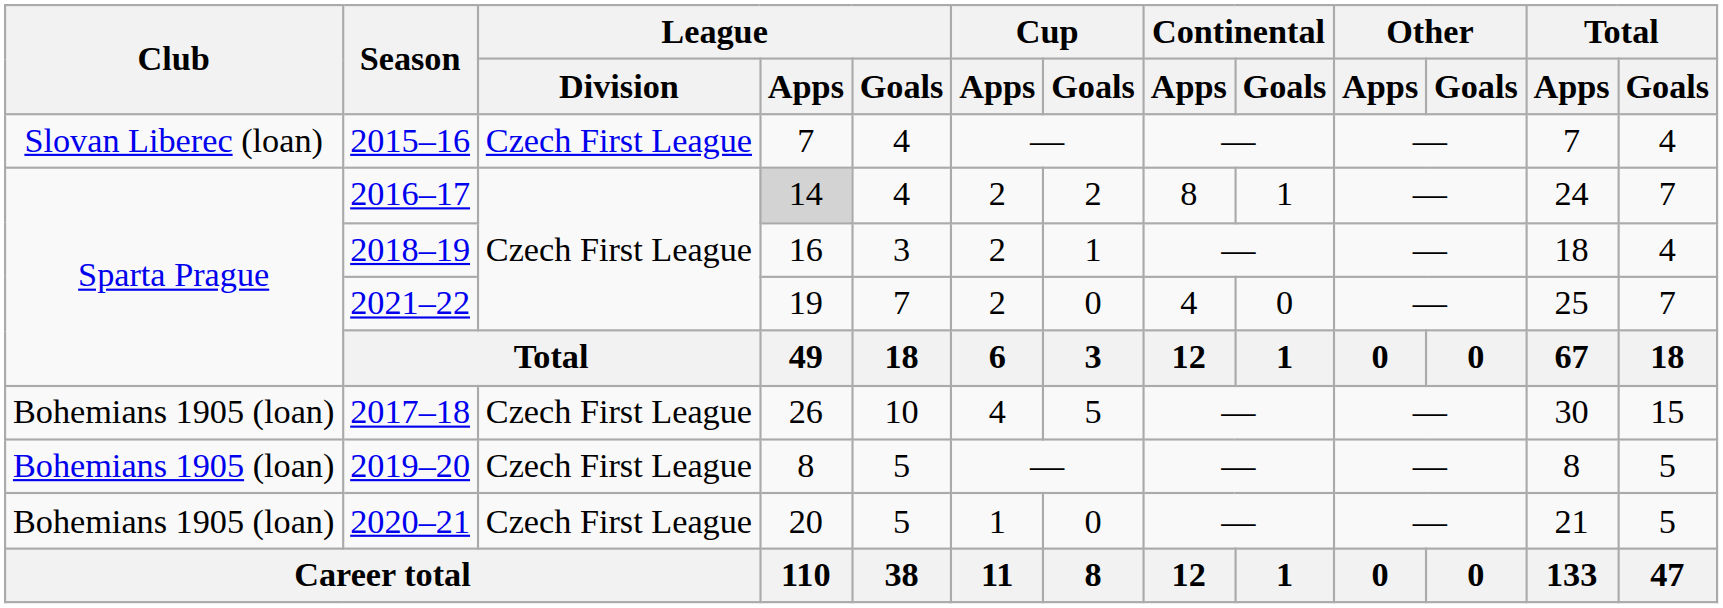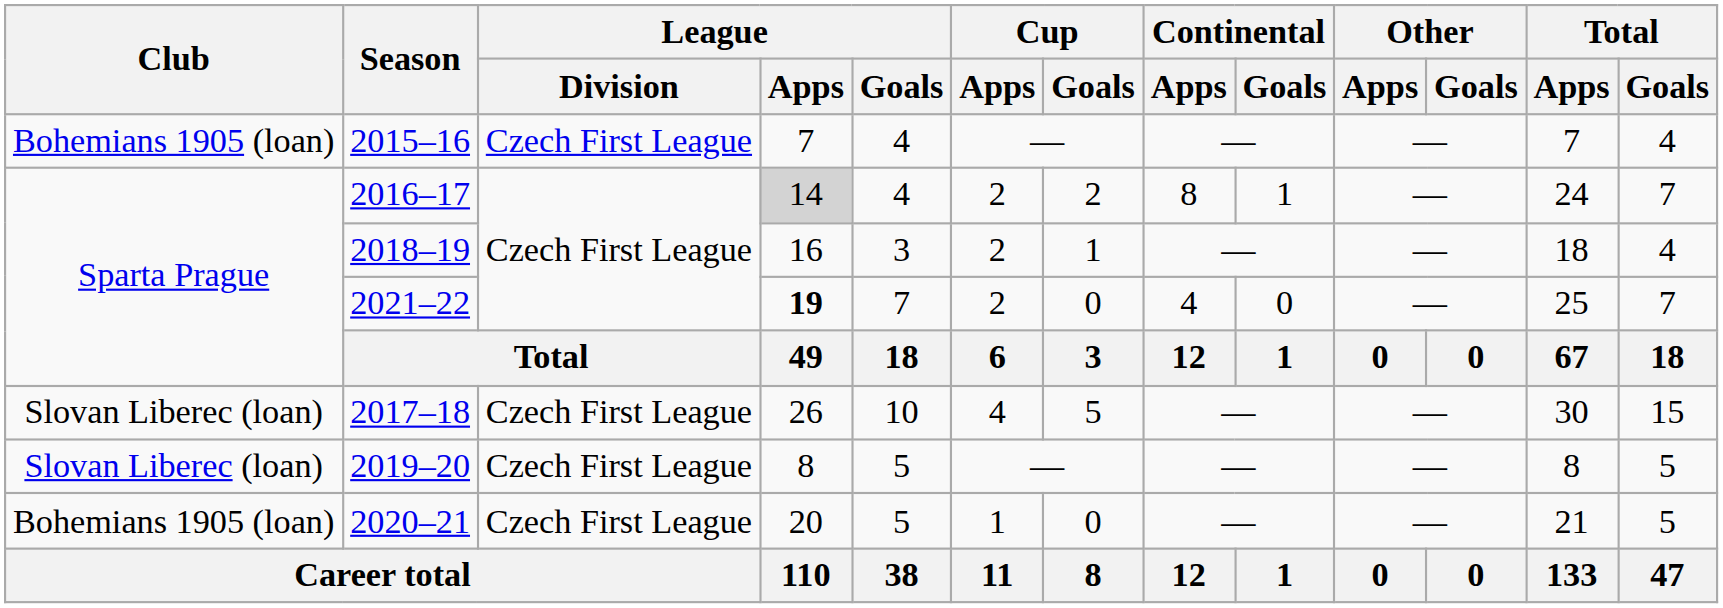(174, 140) Slovan Liberec (loan) -> (174, 140) Bohemians 1905 (loan)
(806, 303) normal -> (806, 303) bold
(174, 411) Bohemians 1905 (loan) -> (174, 411) Slovan Liberec (loan)
(174, 466) Bohemians 1905 (loan) -> (174, 466) Slovan Liberec (loan)
